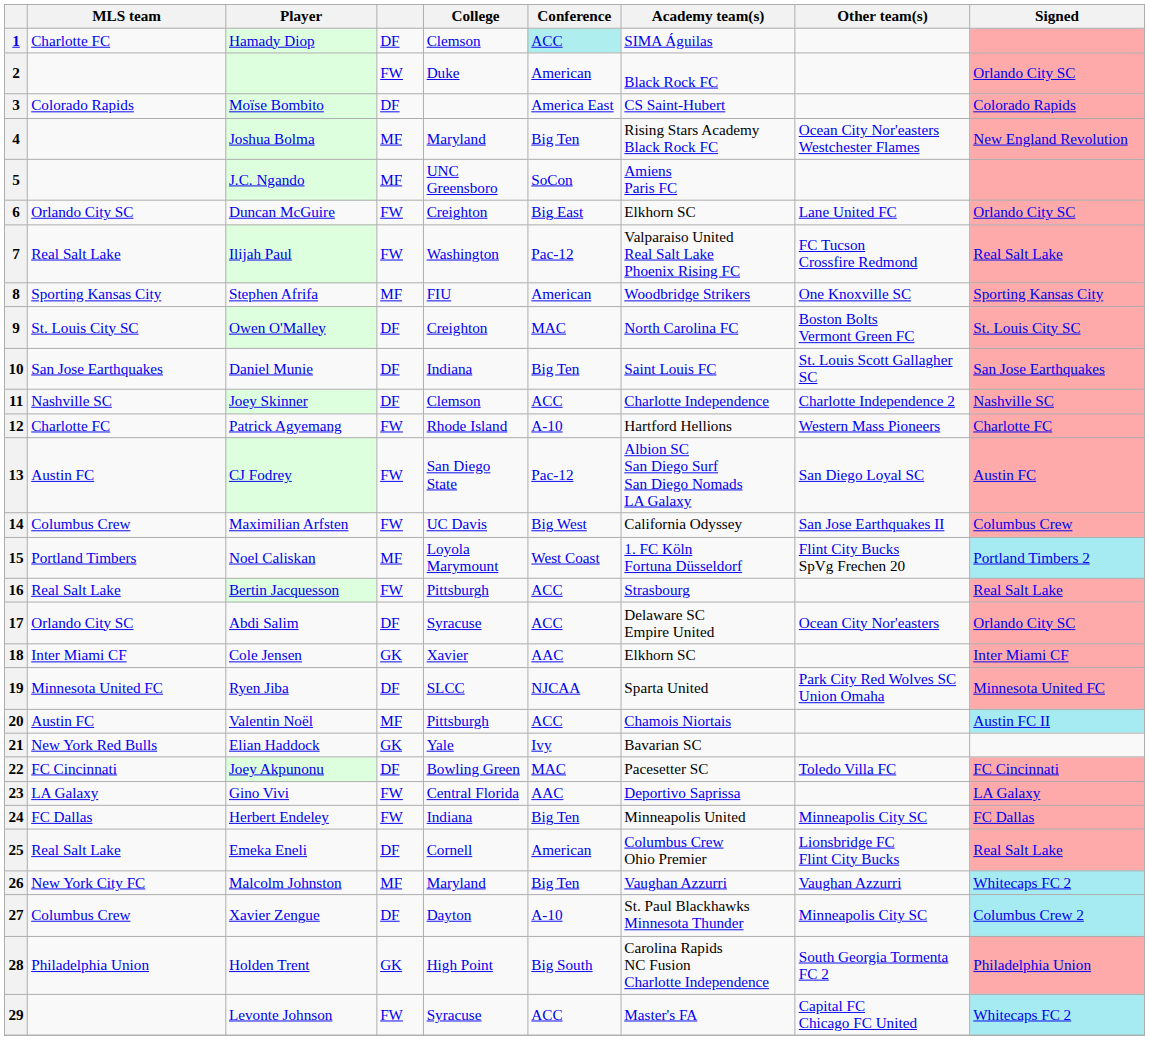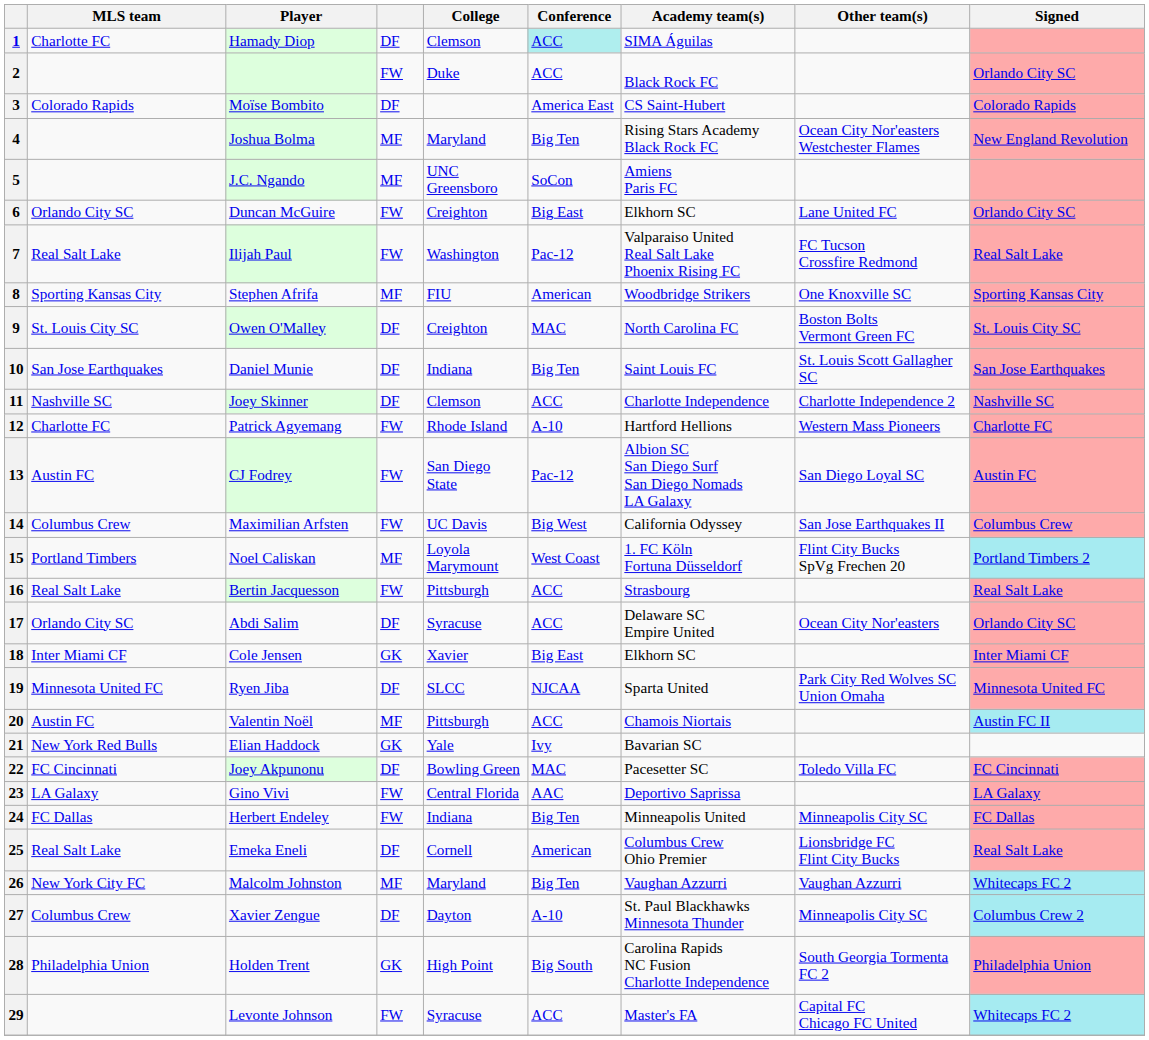(561, 73) American -> (547, 73) ACC
(547, 655) AAC -> (557, 655) Big East
